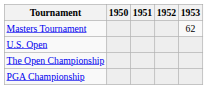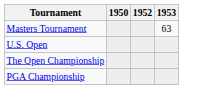- column: (143, 12)
(190, 28) 62 -> (166, 28) 63
